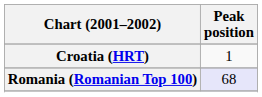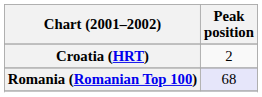(229, 56) 1 -> (229, 56) 2
